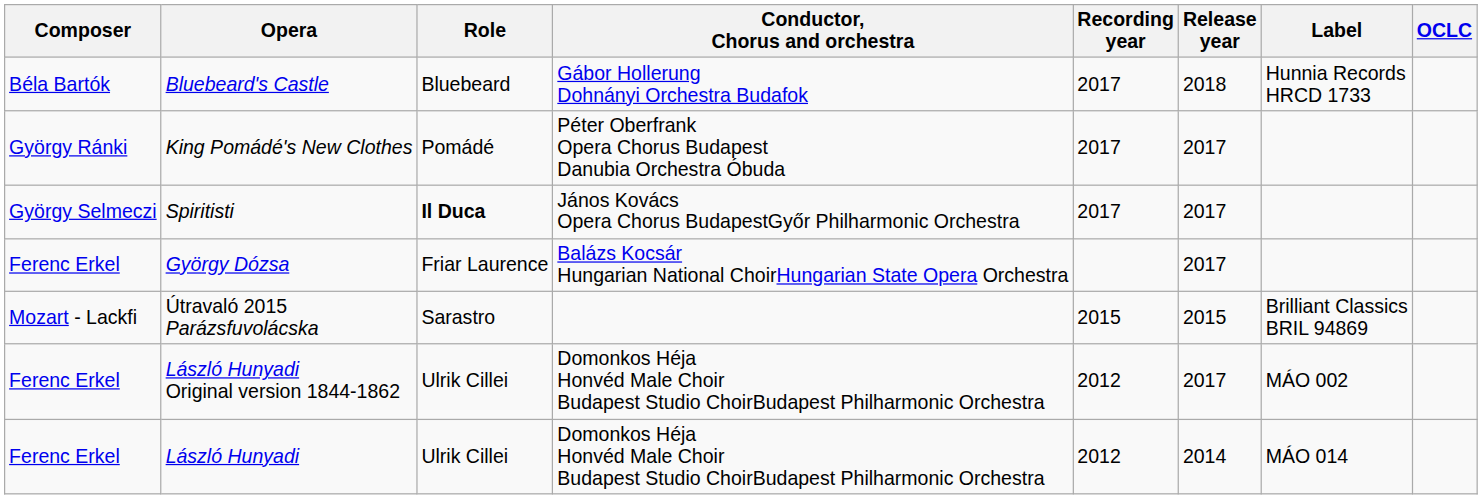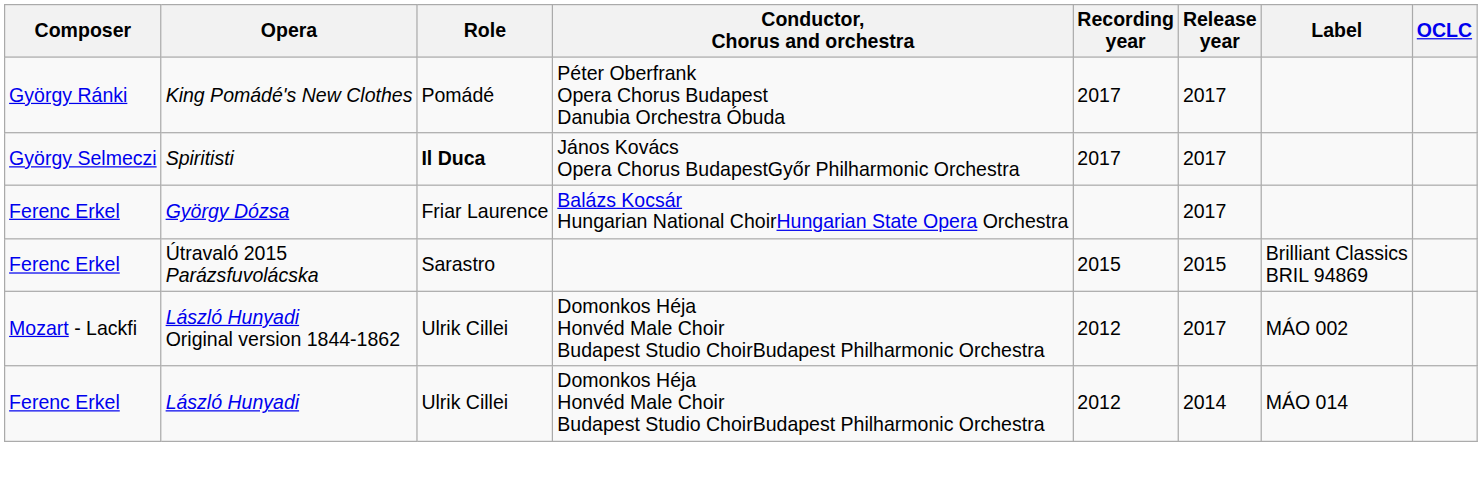- row: (247, 83)
(73, 317) Mozart - Lackfi -> (64, 264) Ferenc Erkel
(64, 381) Ferenc Erkel -> (73, 328) Mozart - Lackfi
